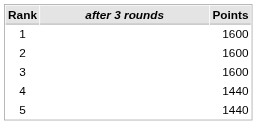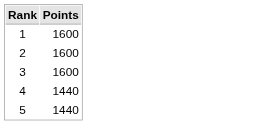- column: (125, 15)
